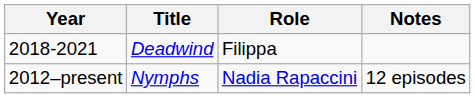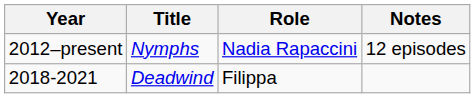rows swapped: (66, 78) <-> (53, 48)
